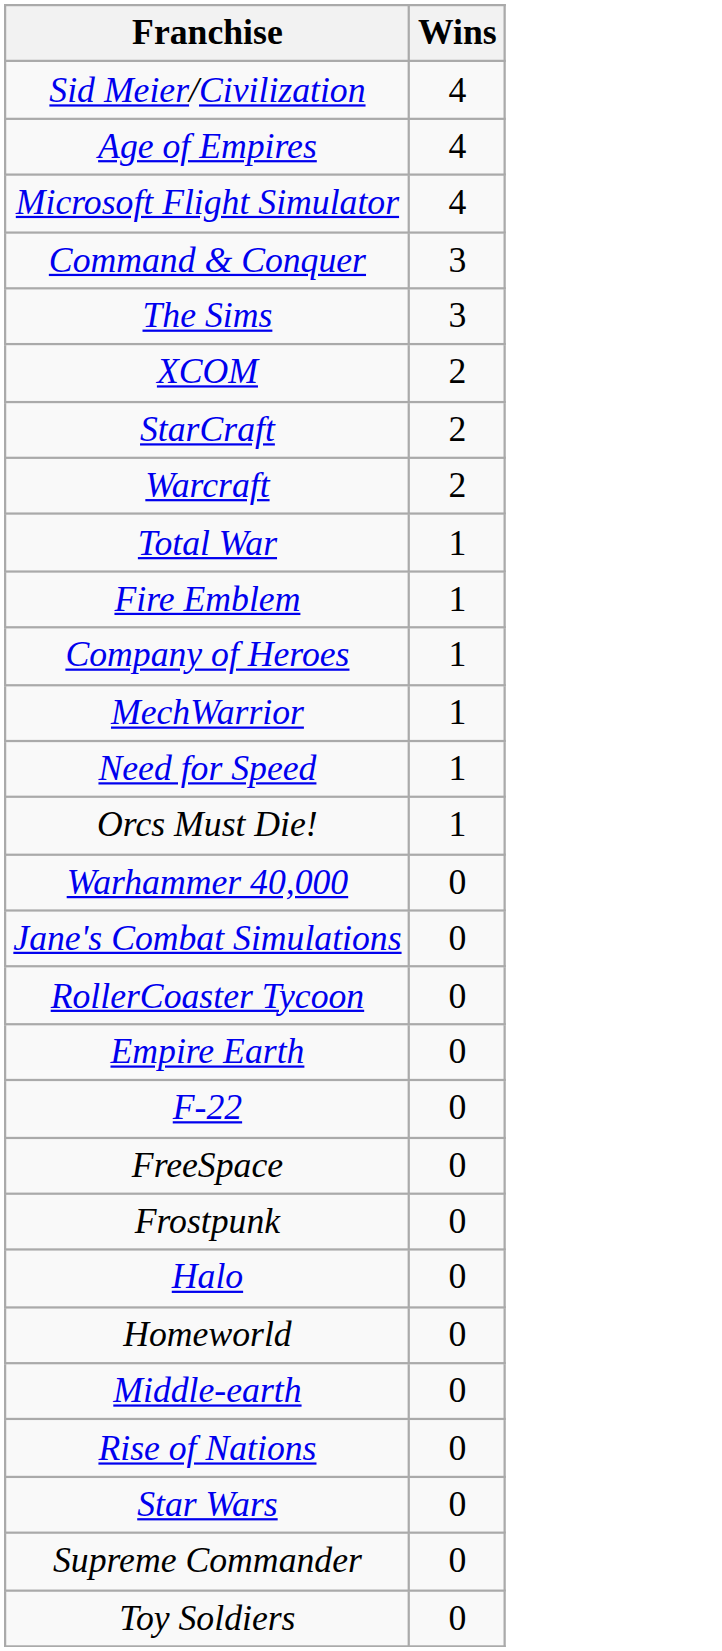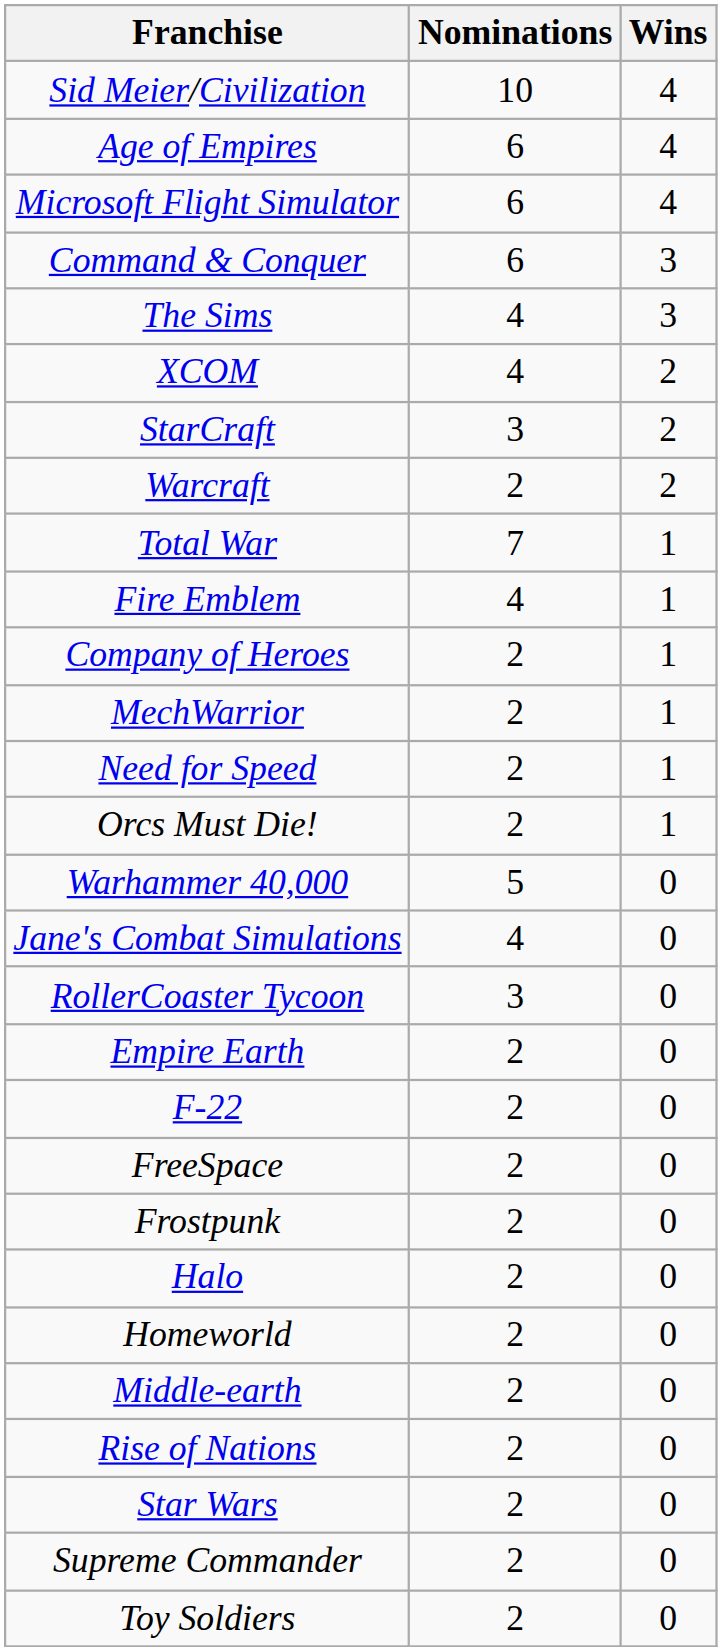+ column: (515, 32)
